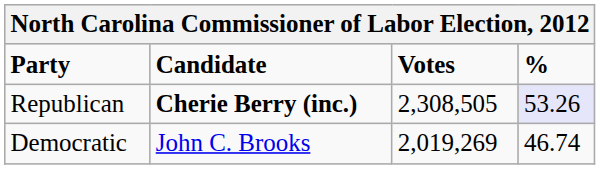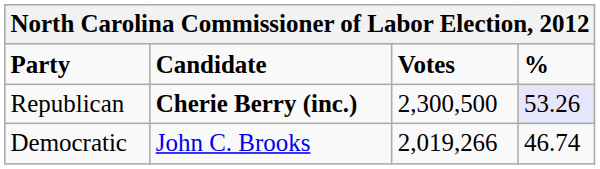(448, 103) 2,308,505 -> (448, 103) 2,300,500
(448, 143) 2,019,269 -> (448, 143) 2,019,266
